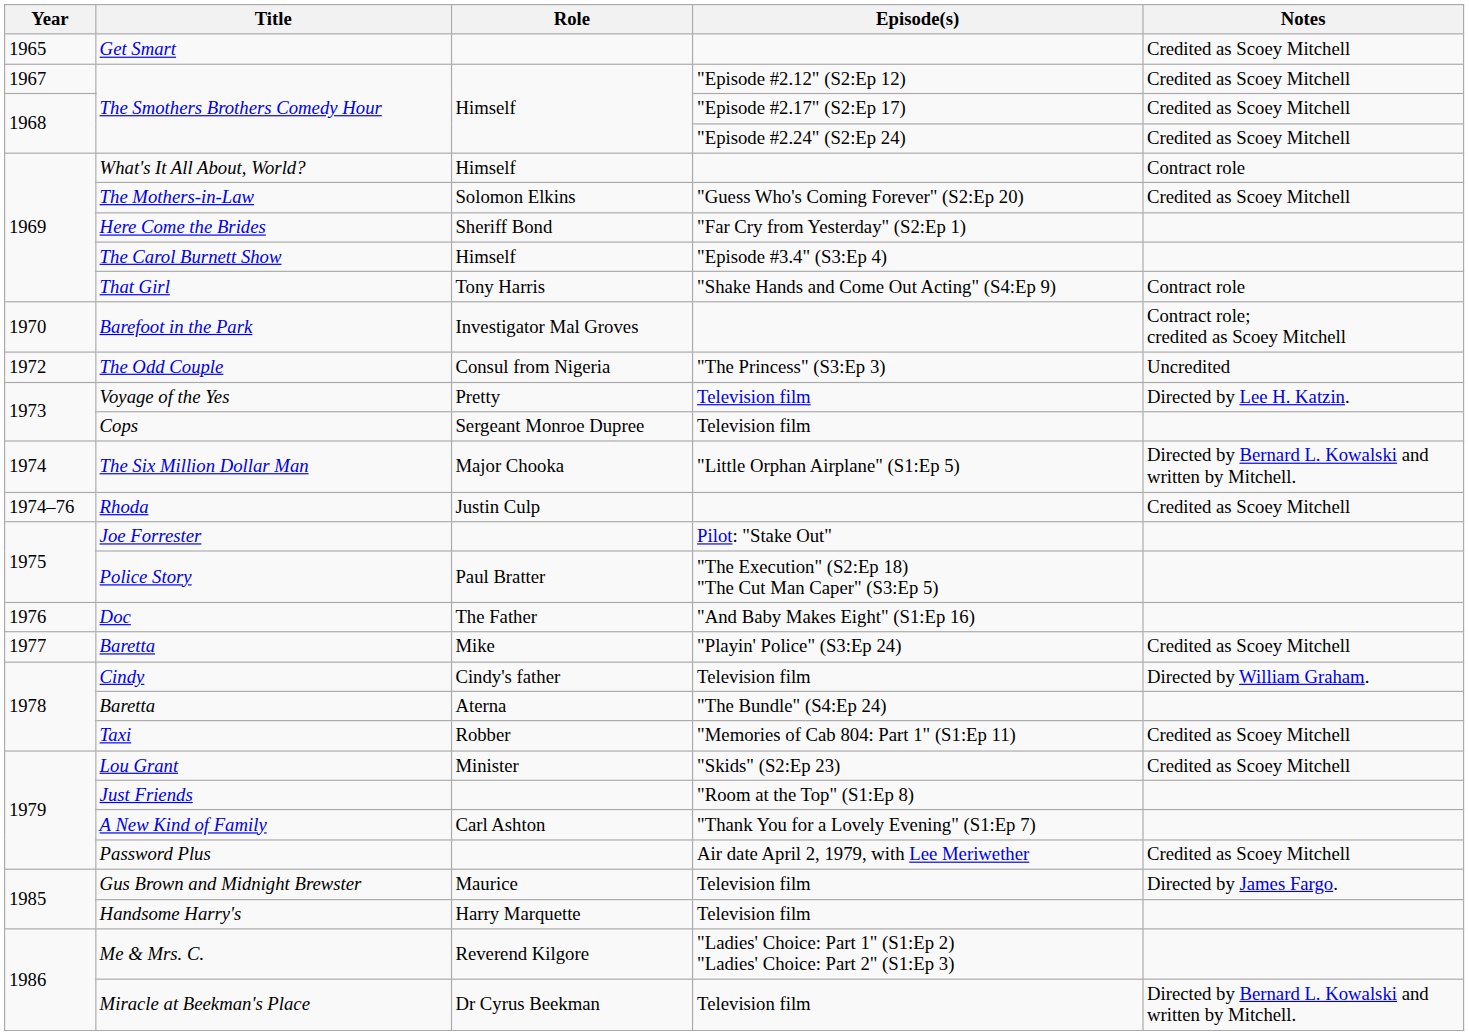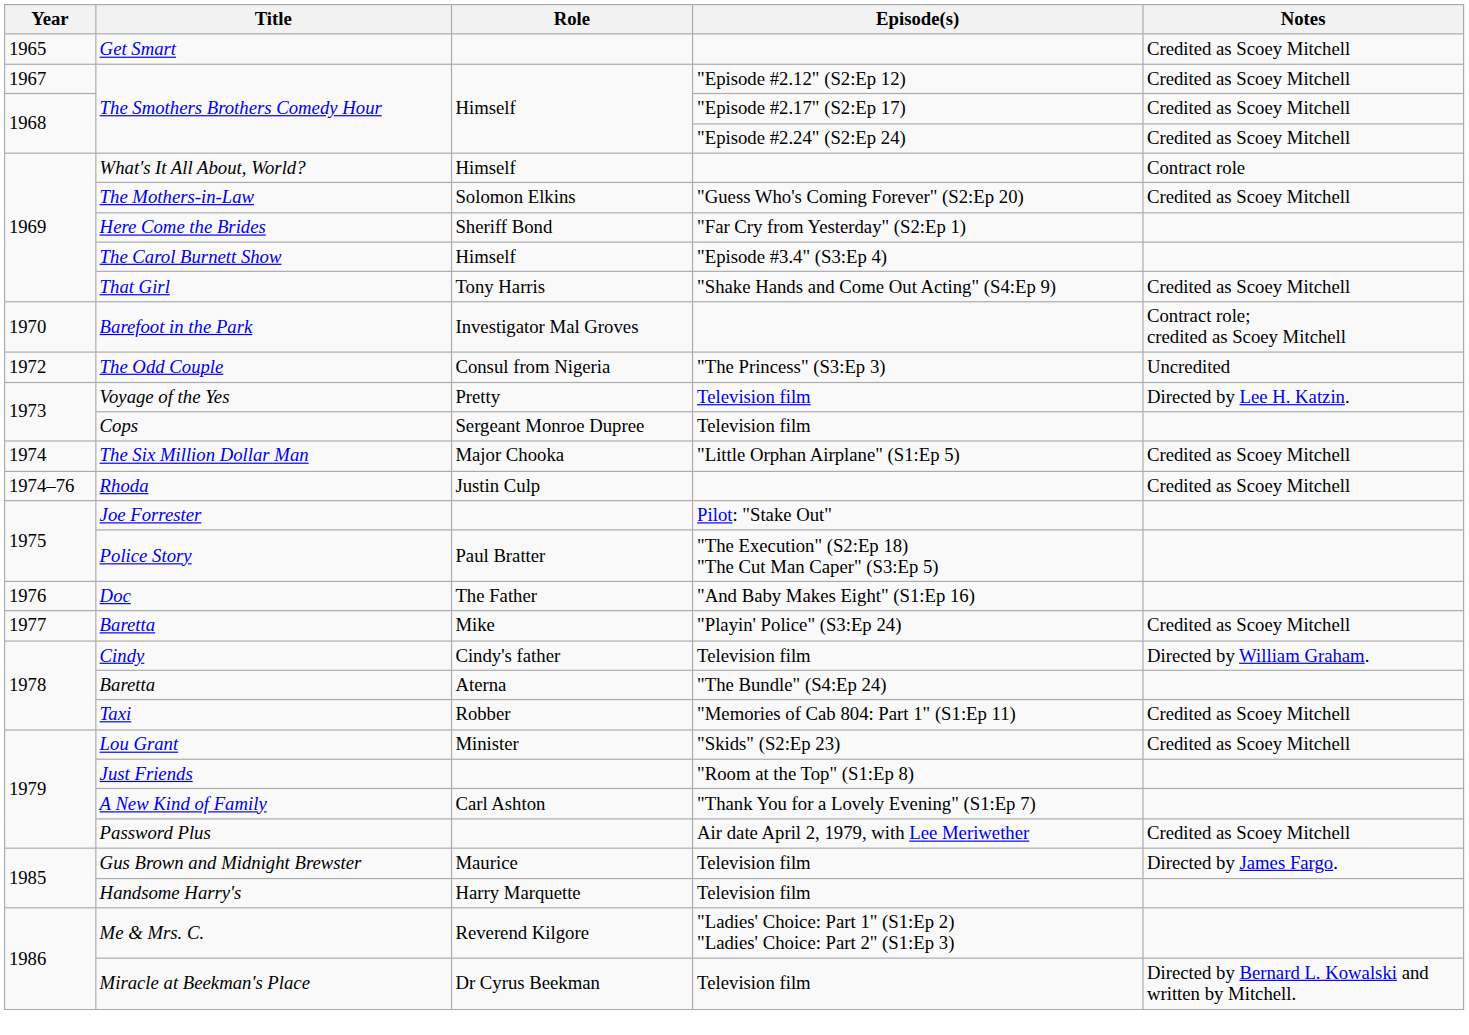(1196, 286) Contract role -> (1249, 286) Credited as Scoey Mitchell
(1288, 466) Directed by Bernard L. Kowalski and written by Mitchell. -> (1249, 456) Credited as Scoey Mitchell
